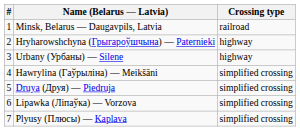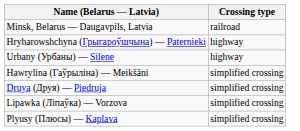- column: (9, 12)
